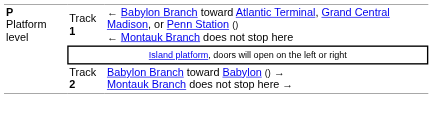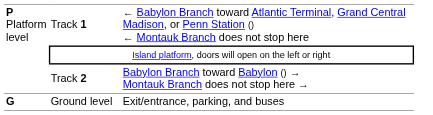+ row: (81, 102)
